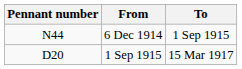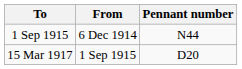columns swapped: (53, 14) <-> (201, 14)
